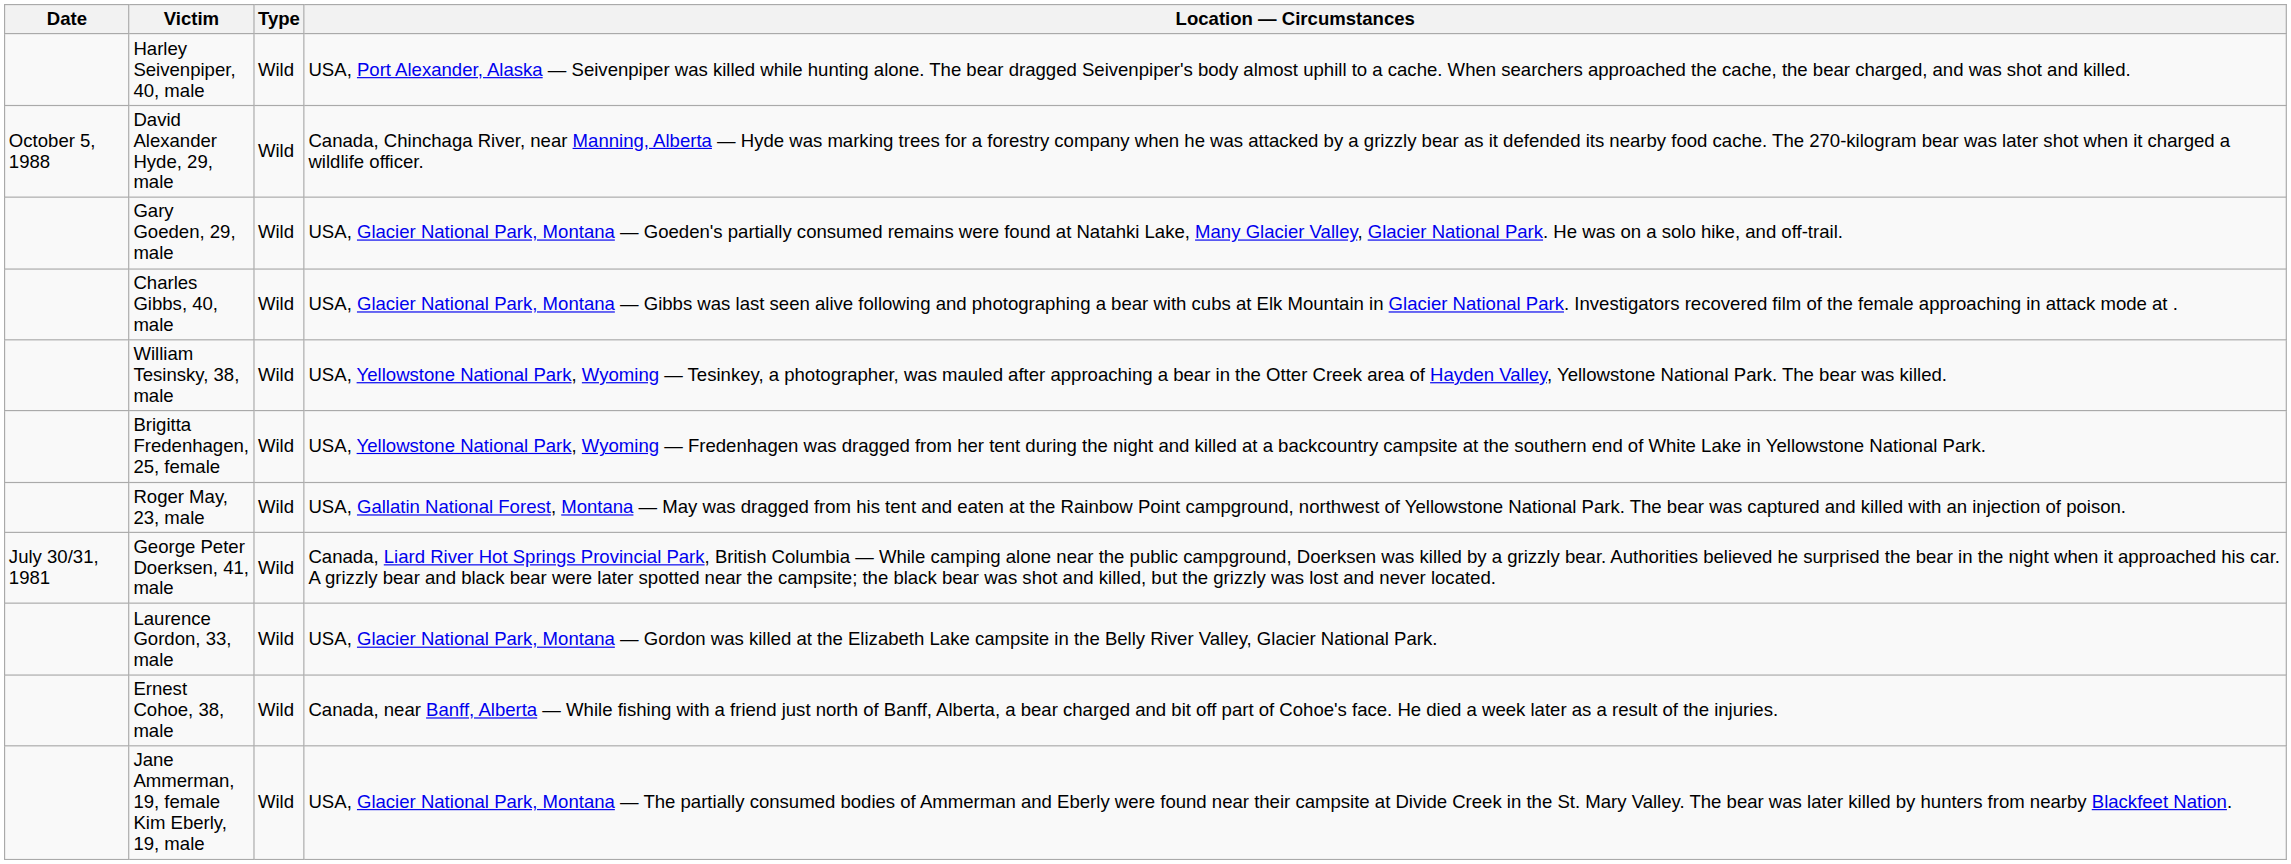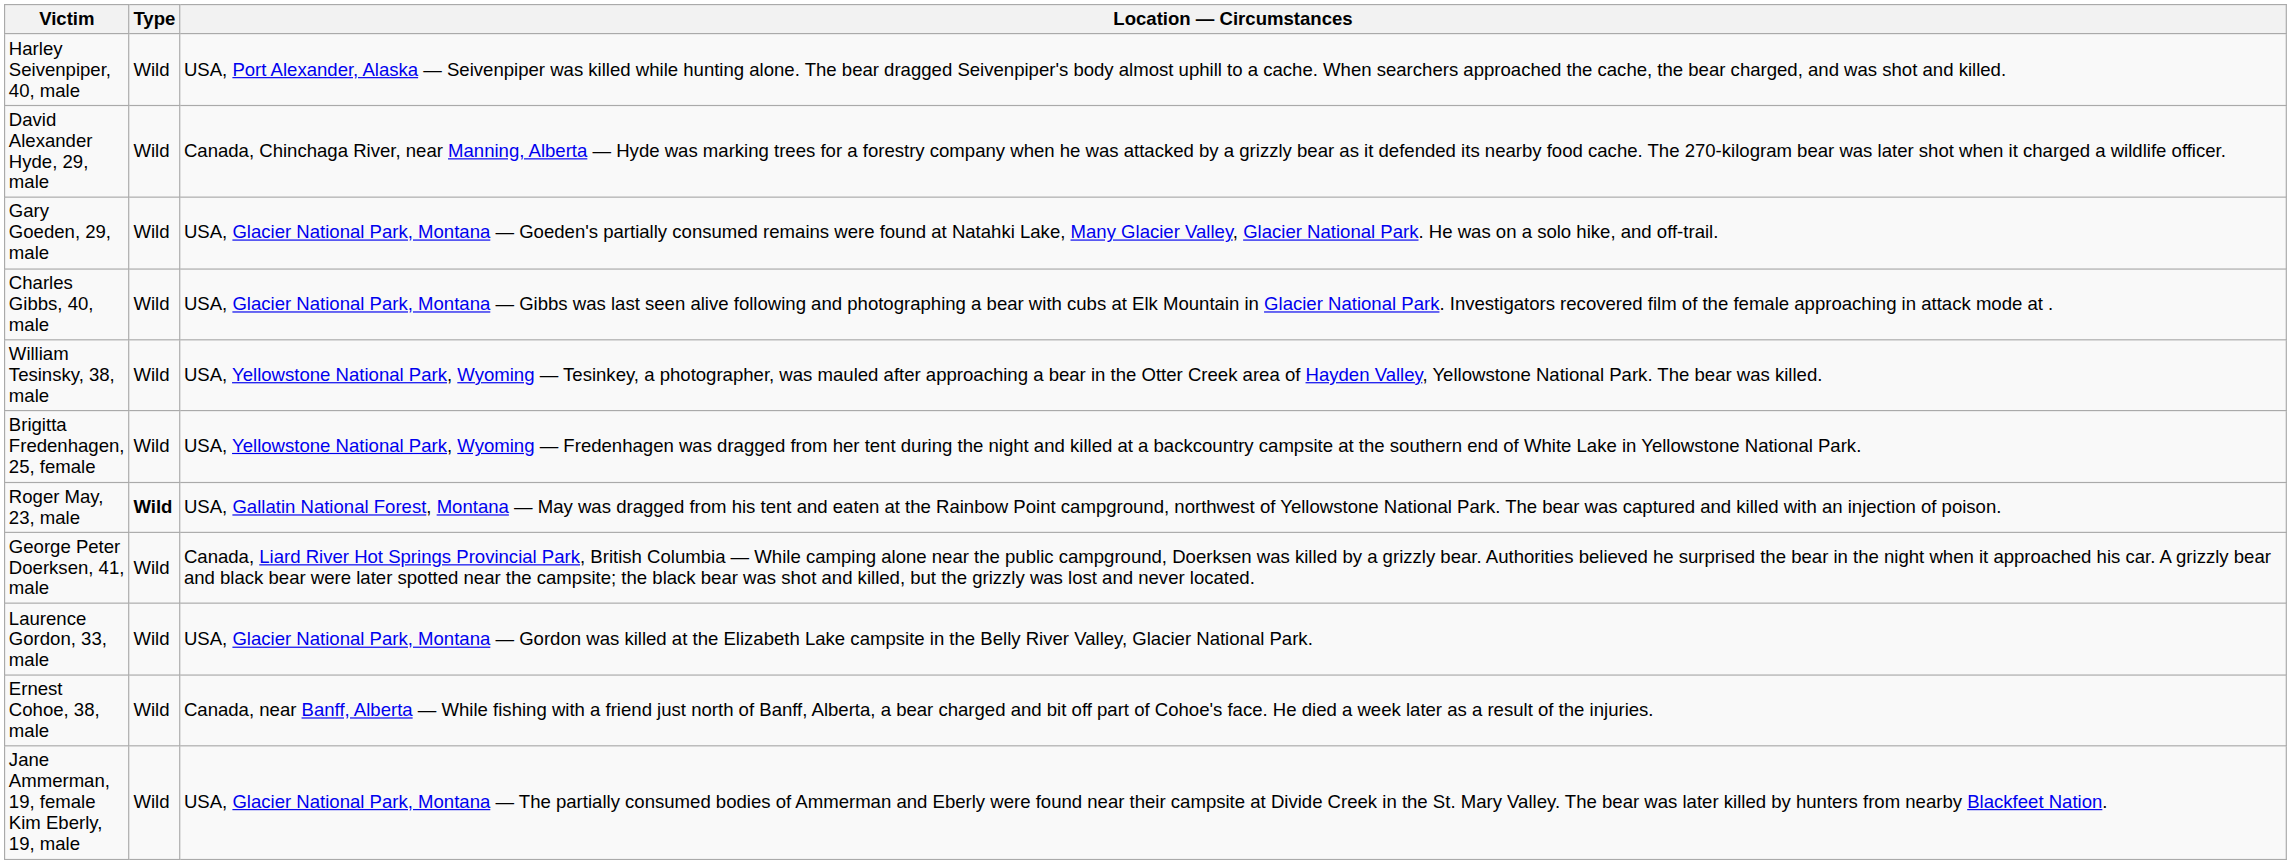- column: (67, 19)
(276, 507) normal -> (153, 507) bold
